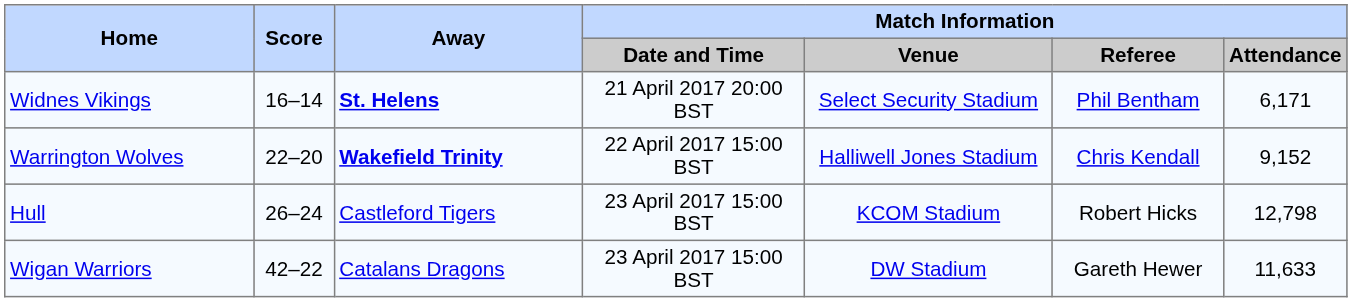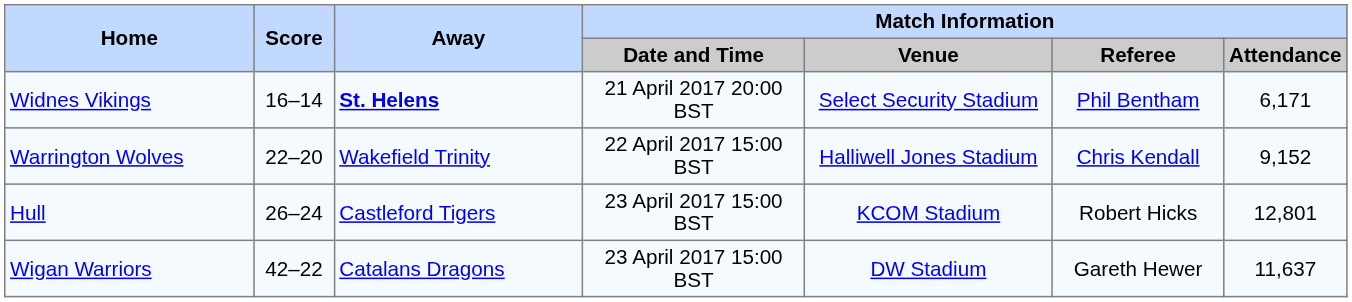(421, 156) bold -> (415, 156) normal
(1285, 212) 12,798 -> (1285, 212) 12,801
(1285, 268) 11,633 -> (1285, 268) 11,637
